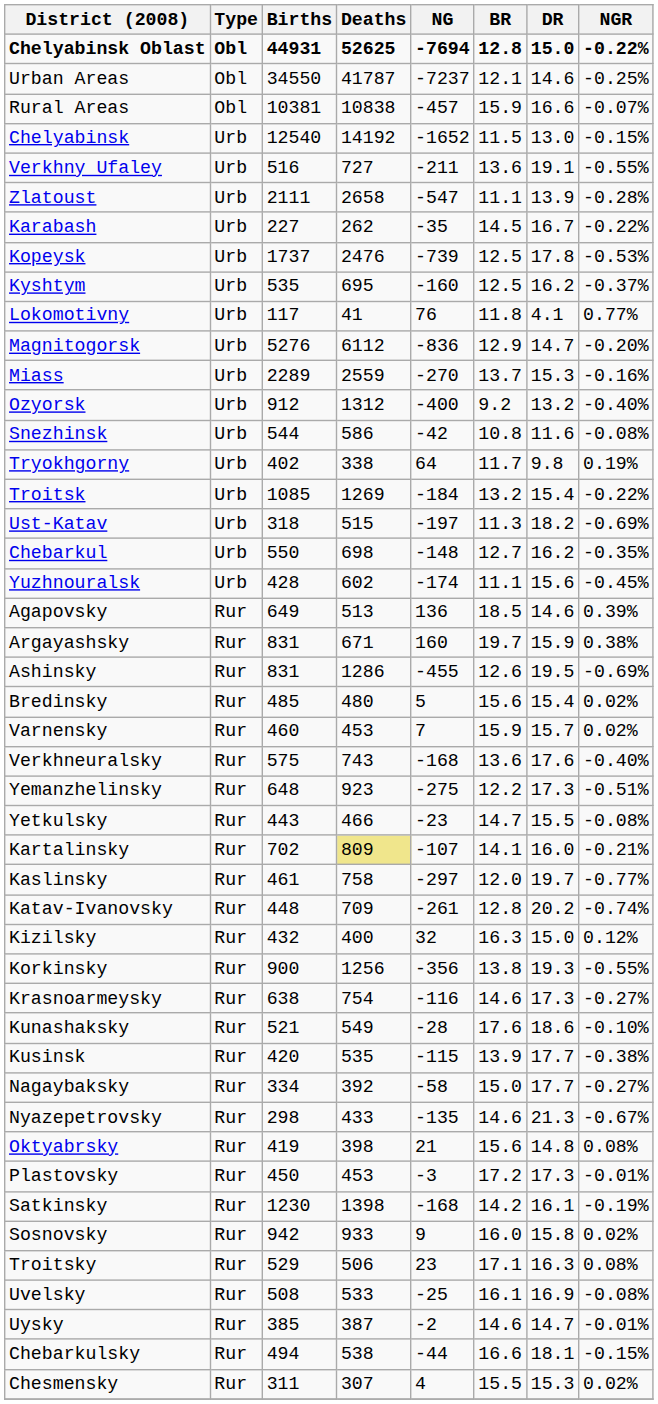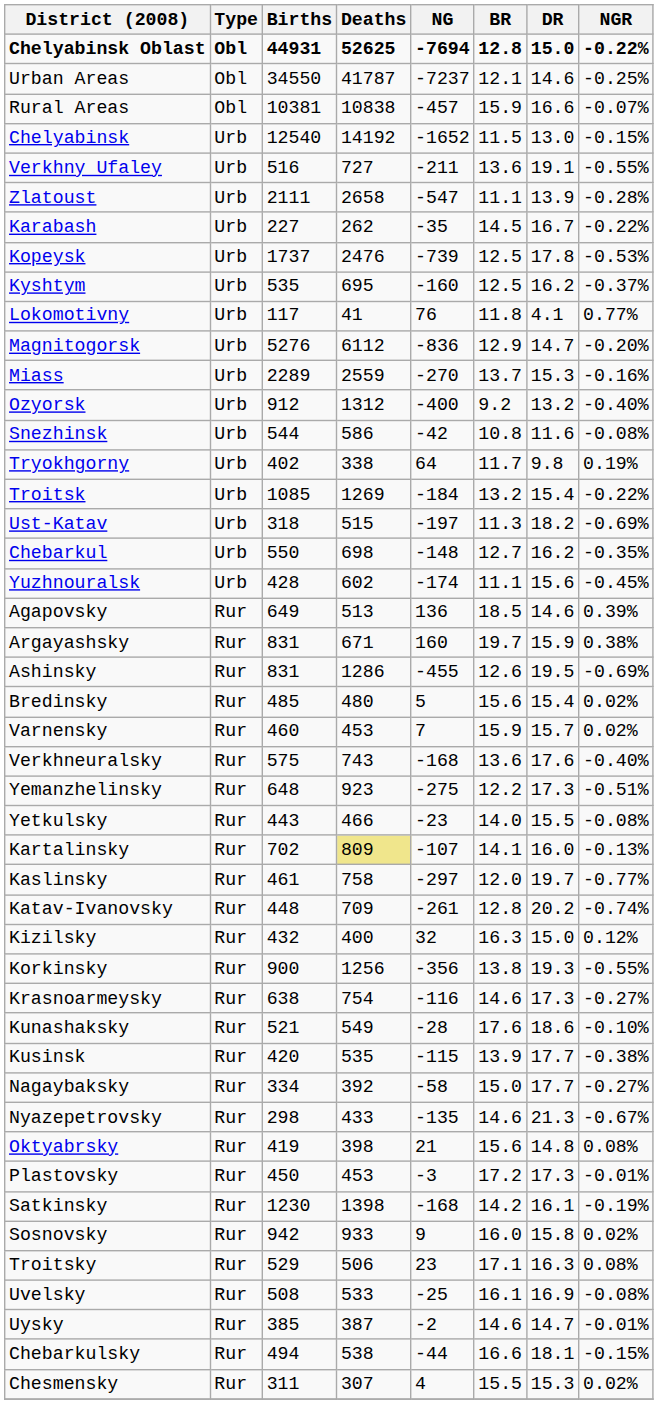(500, 820) 14.7 -> (500, 820) 14.0
(616, 850) -0.21% -> (616, 850) -0.13%
